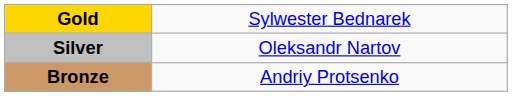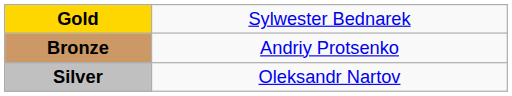rows swapped: (78, 47) <-> (78, 76)
